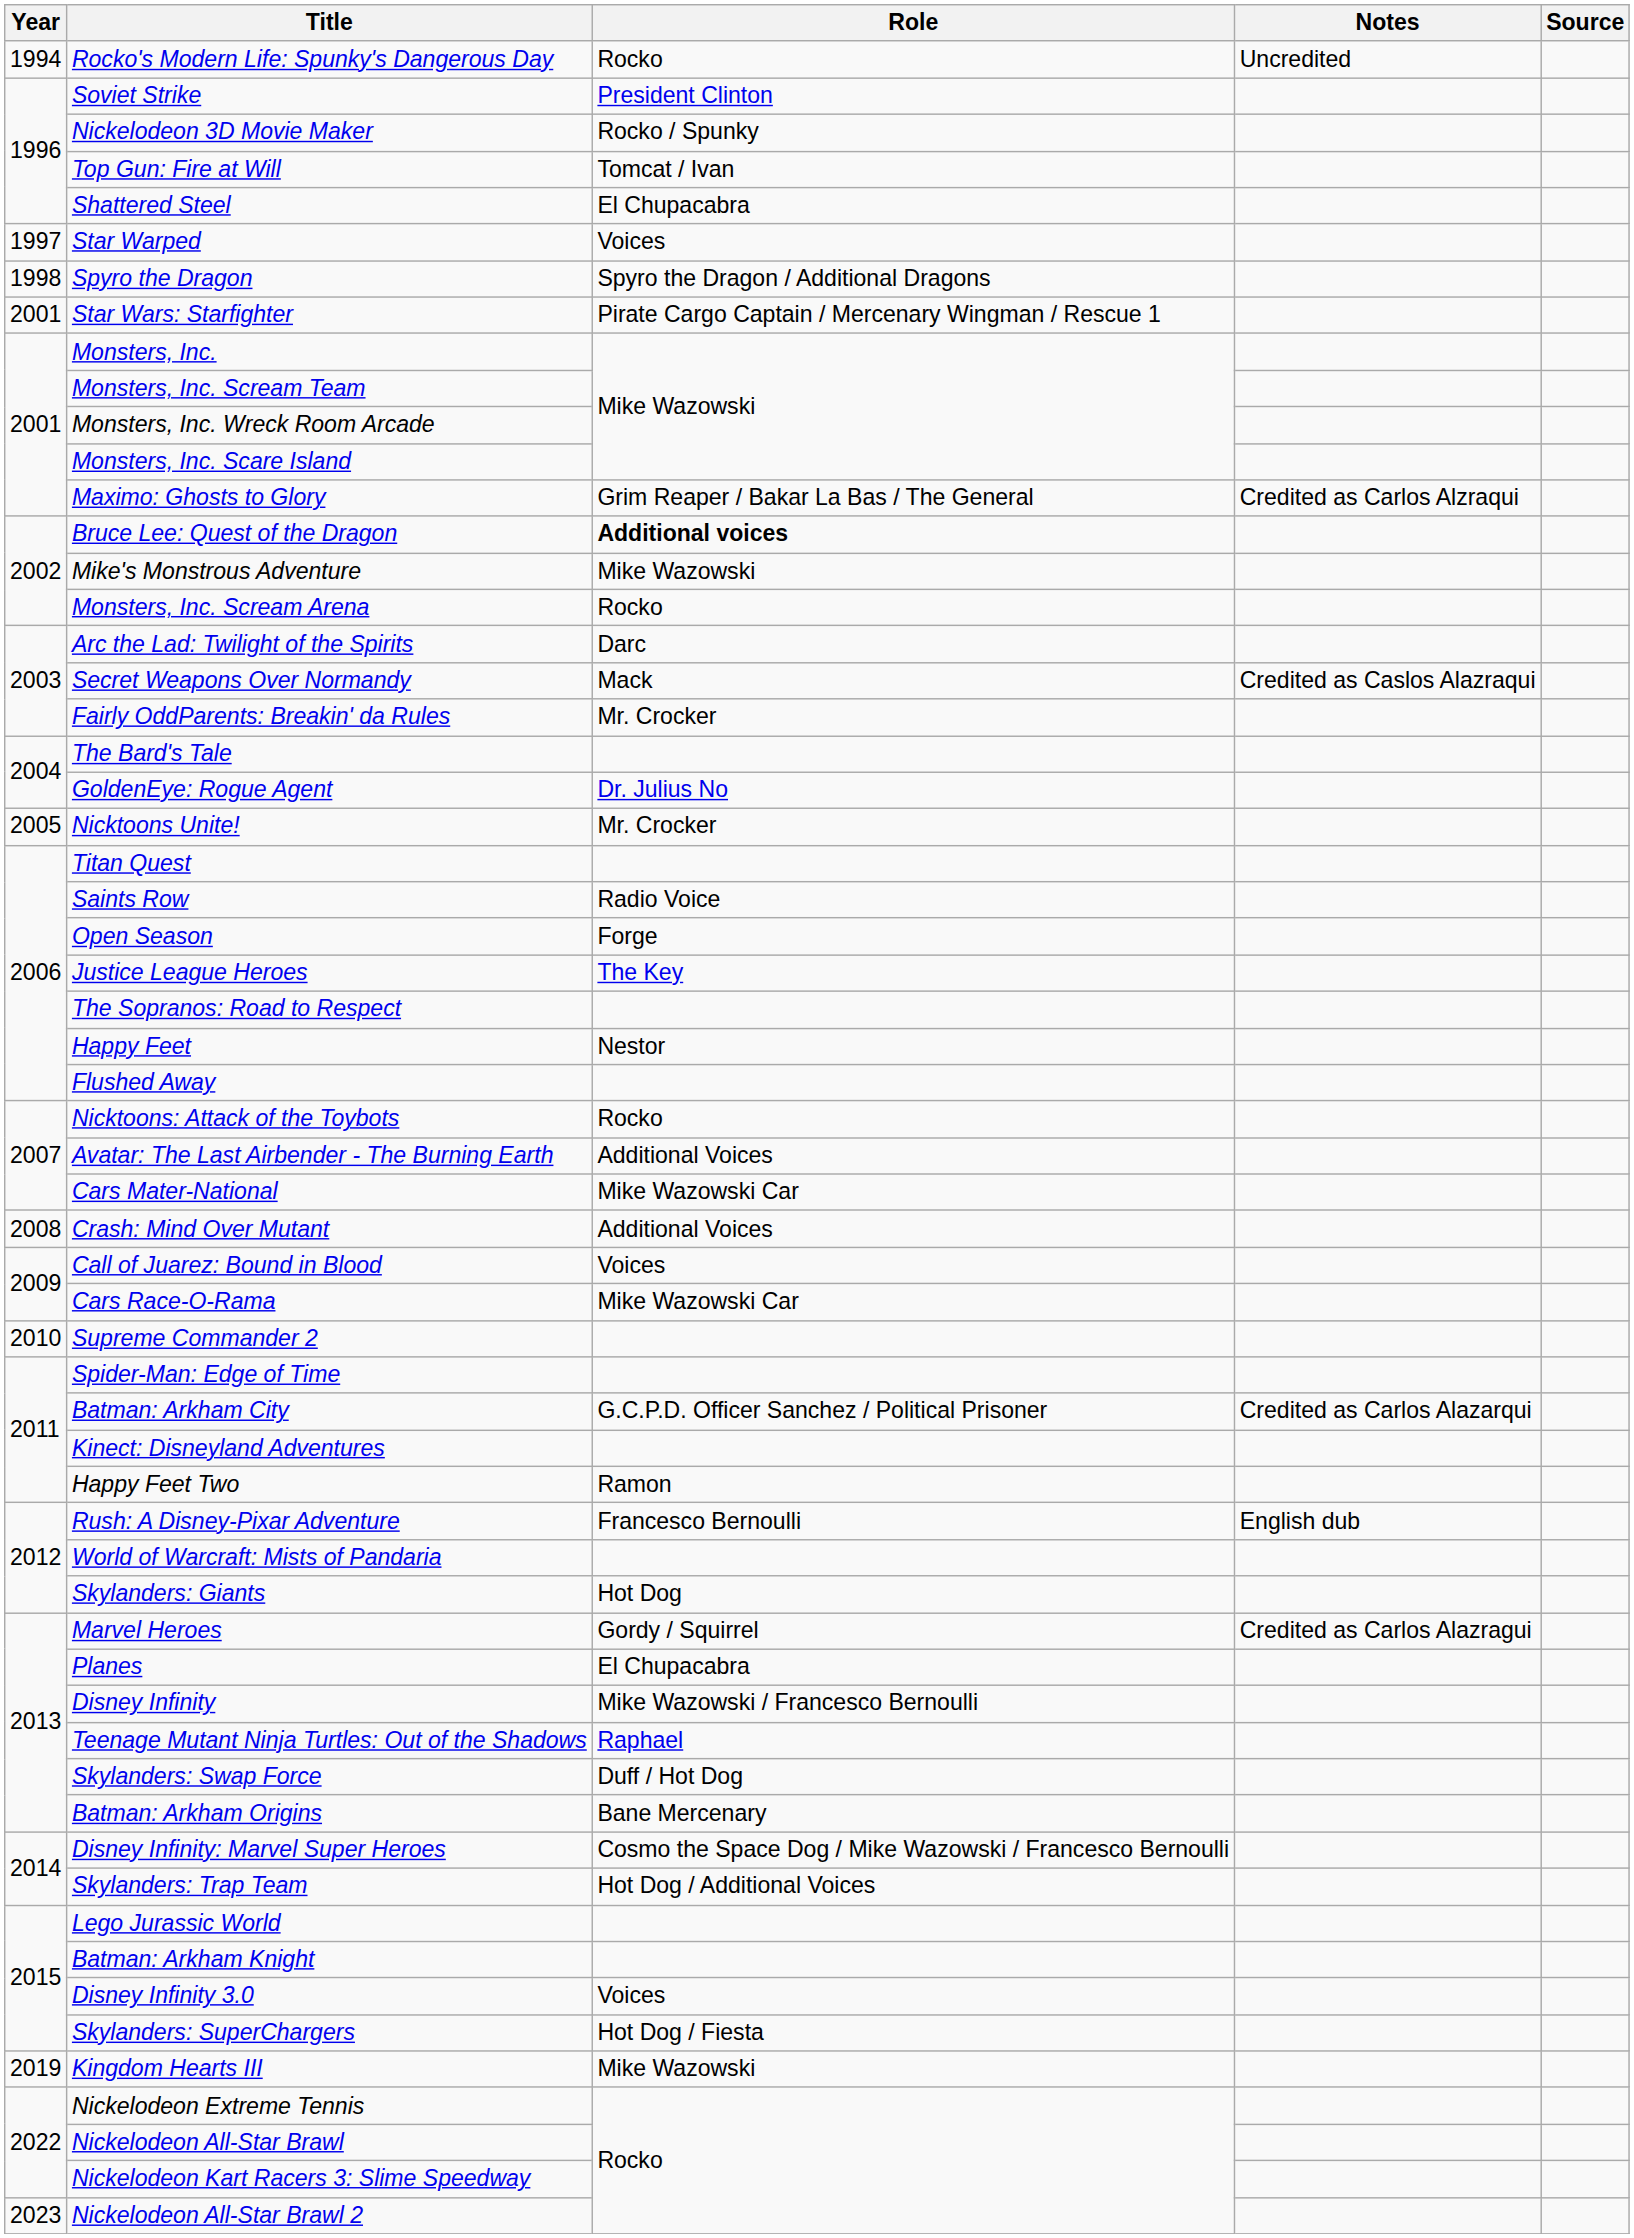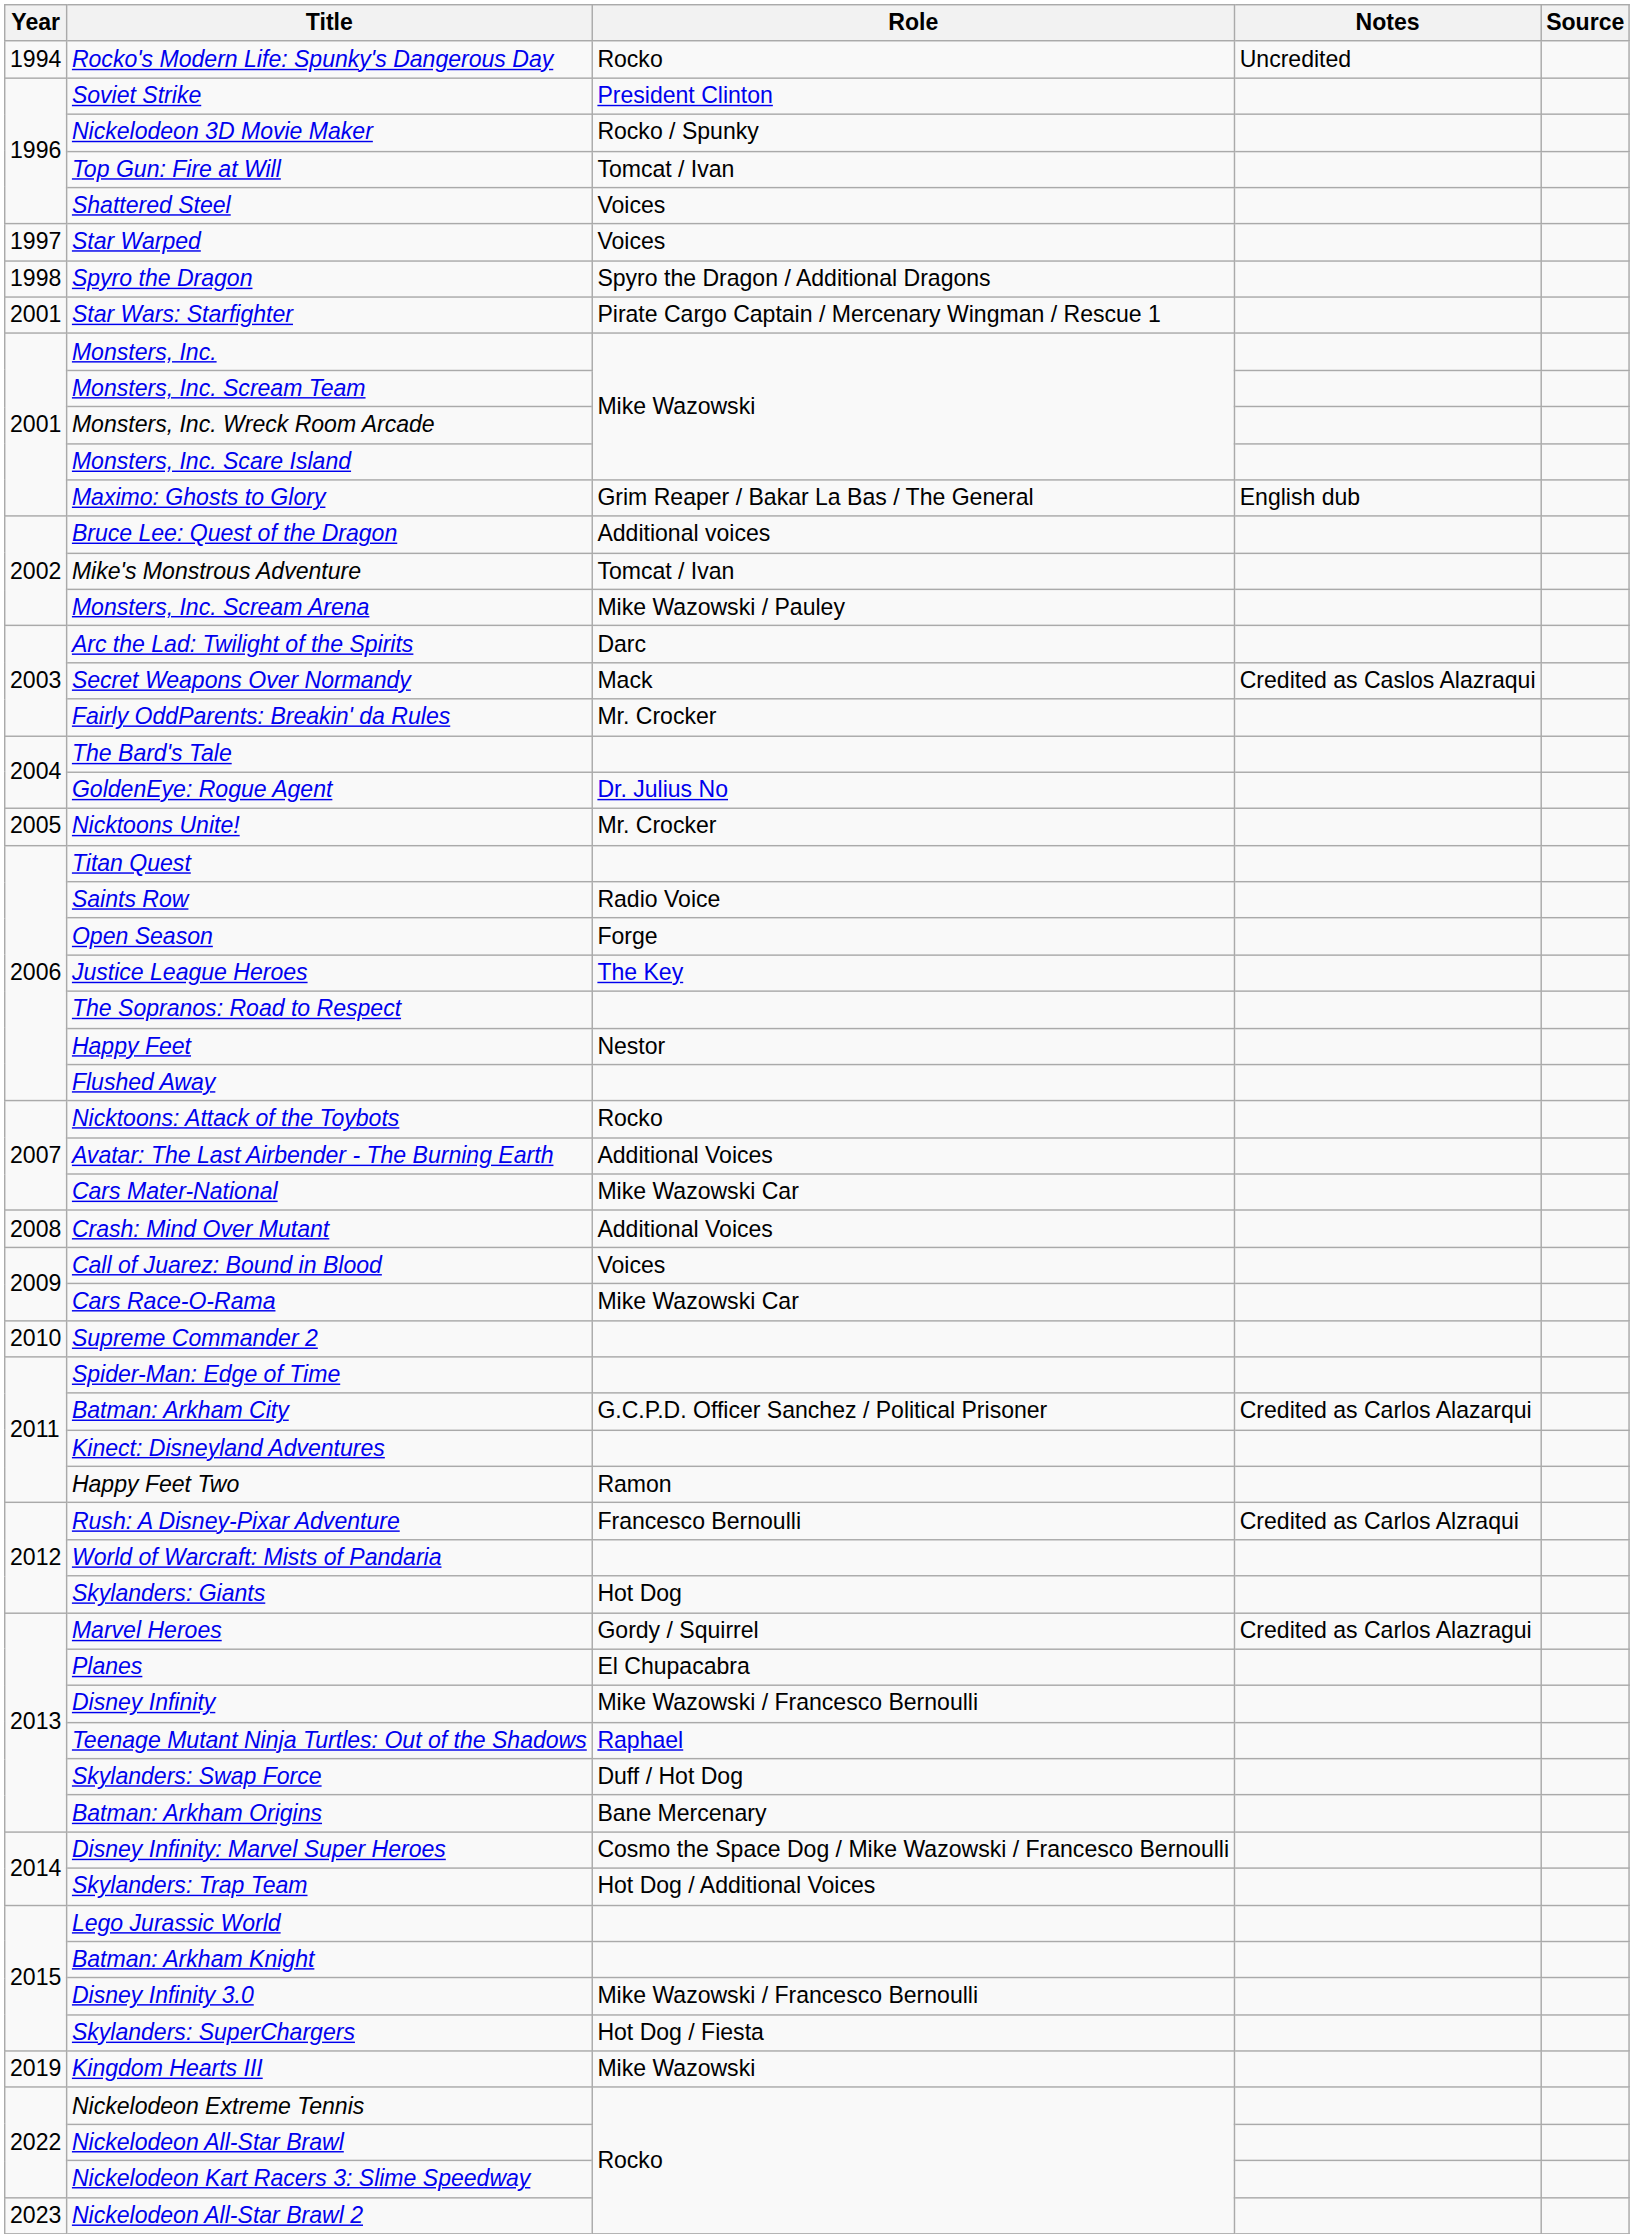(674, 205) El Chupacabra -> (631, 205) Voices
(1379, 497) Credited as Carlos Alzraqui -> (1300, 497) English dub
(693, 534) bold -> (684, 534) normal
(676, 570) Mike Wazowski -> (666, 570) Tomcat / Ivan
(630, 607) Rocko -> (721, 607) Mike Wazowski / Pauley
(1300, 1520) English dub -> (1379, 1520) Credited as Carlos Alzraqui
(631, 1995) Voices -> (788, 1995) Mike Wazowski / Francesco Bernoulli
